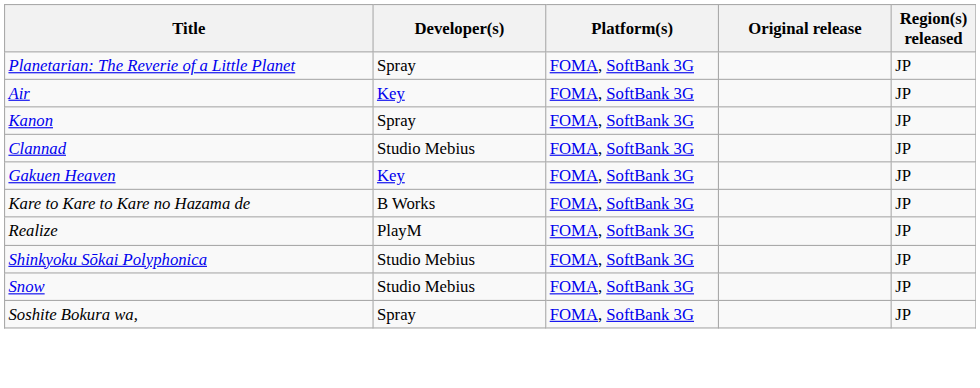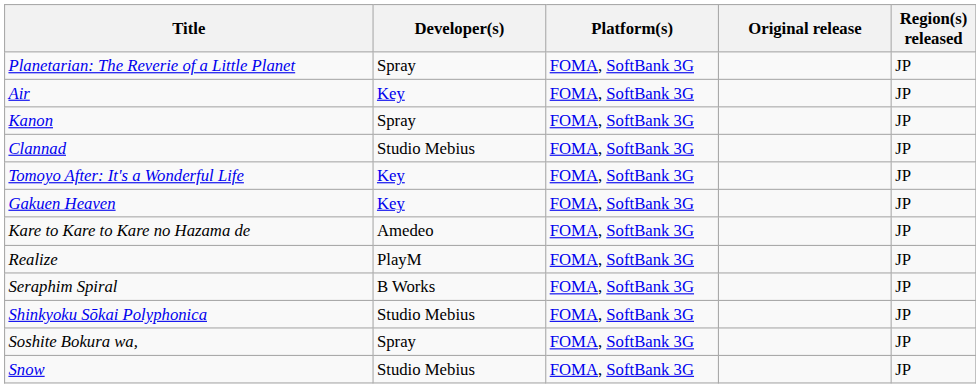+ row: (126, 176)
(406, 203) B Works -> (405, 231) Amedeo
+ row: (63, 286)
rows swapped: (73, 313) <-> (27, 286)
